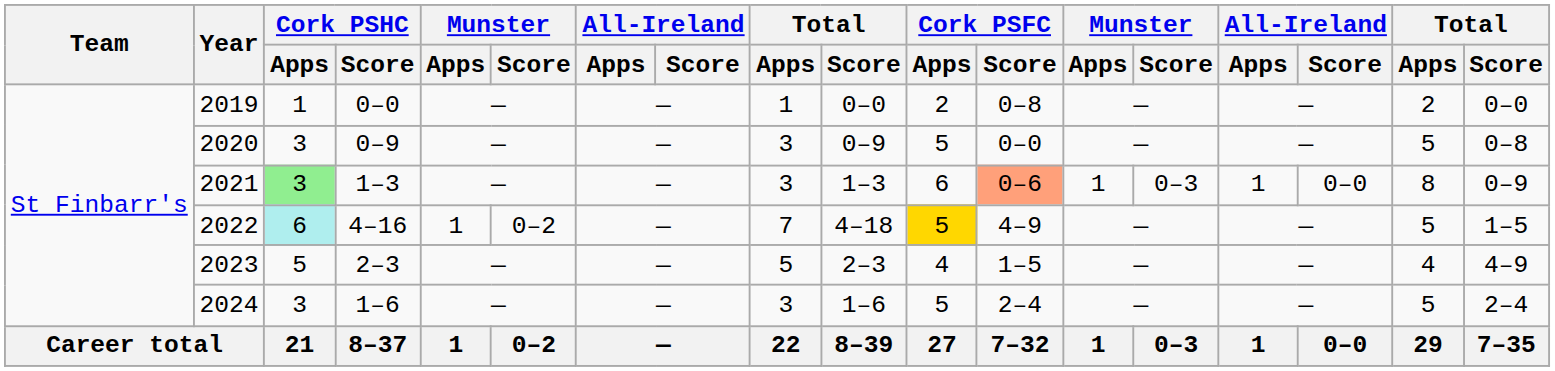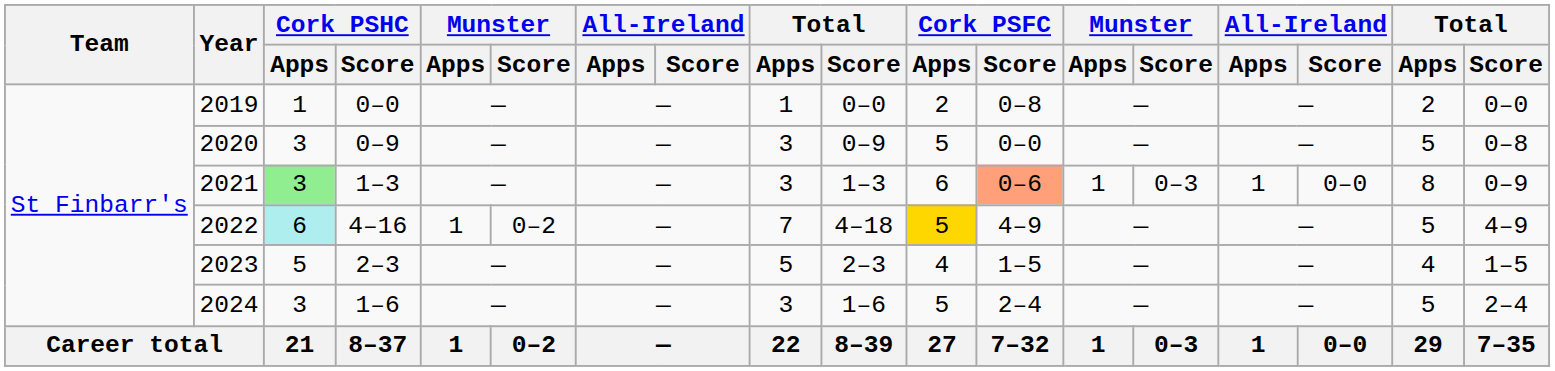(1506, 225) 1–5 -> (1506, 225) 4–9
(1506, 265) 4–9 -> (1506, 265) 1–5
